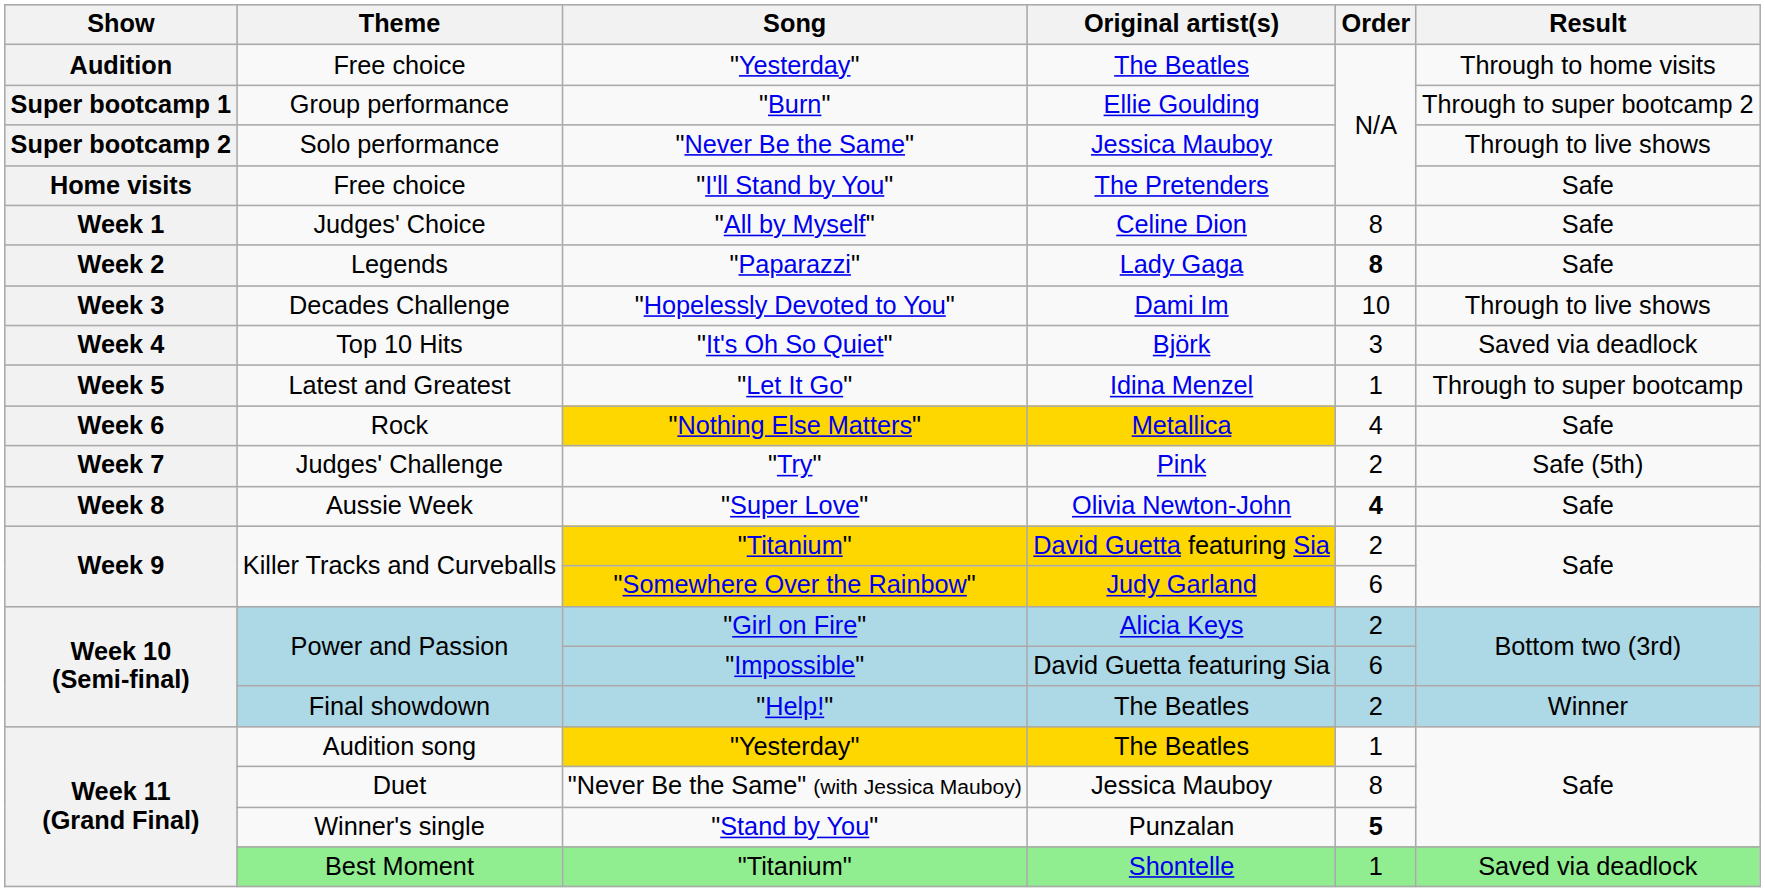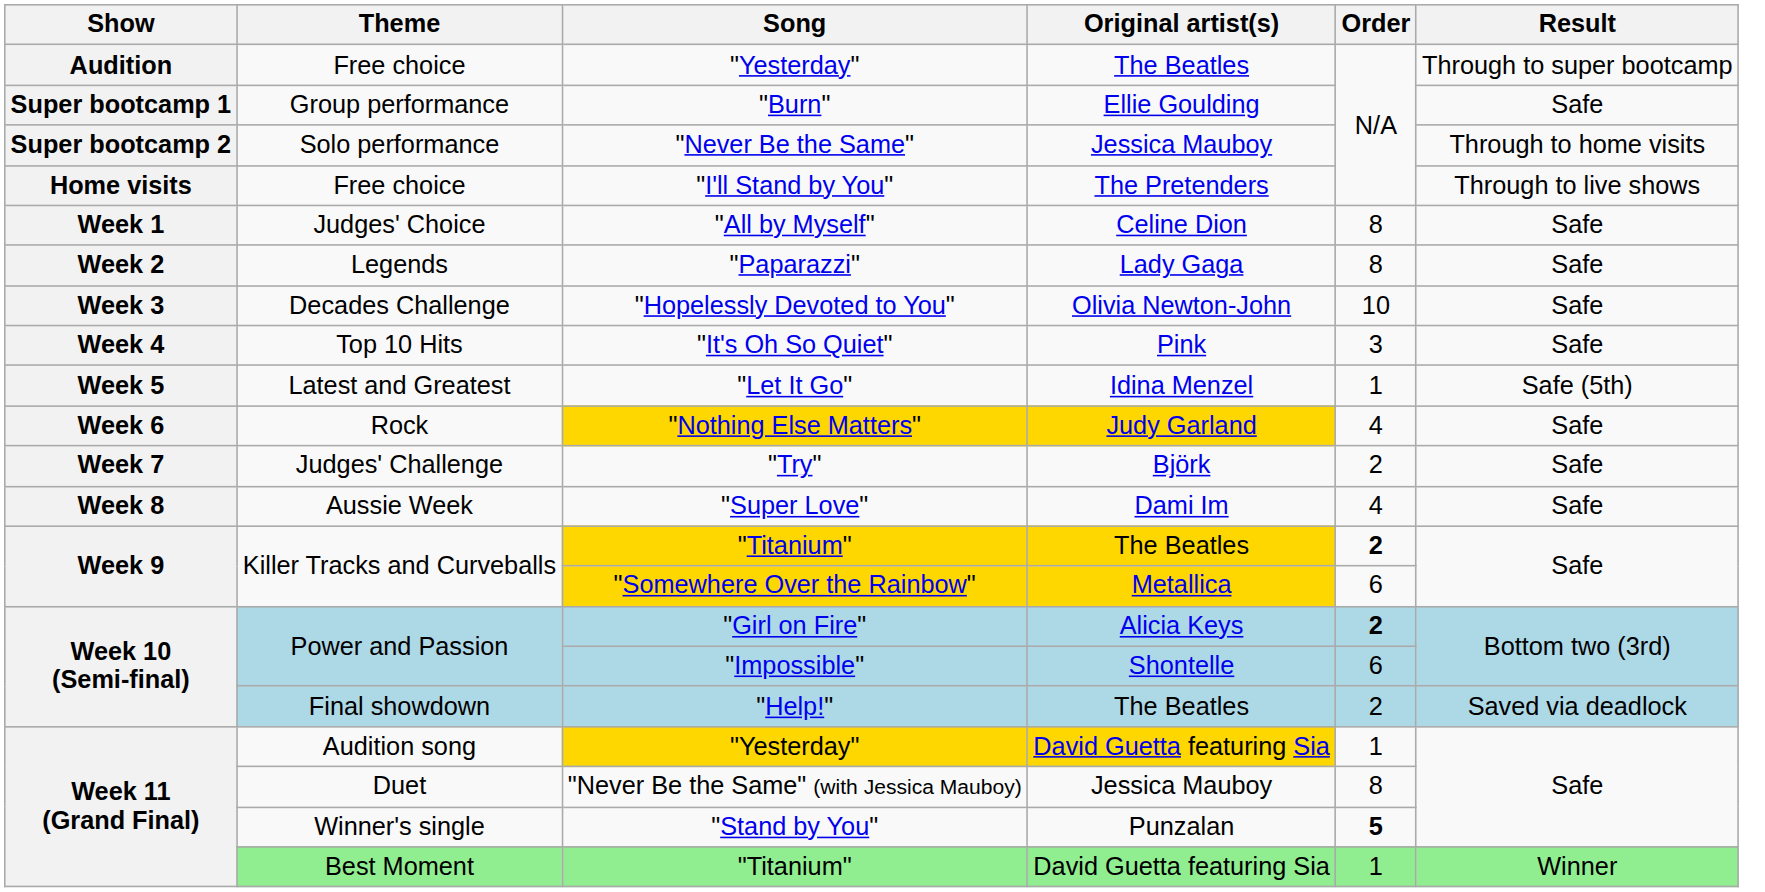(1588, 64) Through to home visits -> (1577, 64) Through to super bootcamp
(1588, 104) Through to super bootcamp 2 -> (1577, 104) Safe
(1588, 144) Through to live shows -> (1577, 144) Through to home visits
(1588, 184) Safe -> (1577, 184) Through to live shows
(1376, 265) bold -> (1376, 265) normal
(1182, 305) Dami Im -> (1182, 305) Olivia Newton-John
(1588, 305) Through to live shows -> (1577, 305) Safe
(1182, 345) Björk -> (1182, 345) Pink
(1588, 345) Saved via deadlock -> (1577, 345) Safe
(1588, 385) Through to super bootcamp -> (1577, 385) Safe (5th)
(1182, 425) Metallica -> (1182, 425) Judy Garland
(1182, 465) Pink -> (1182, 465) Björk
(1588, 465) Safe (5th) -> (1577, 465) Safe
(1182, 505) Olivia Newton-John -> (1182, 505) Dami Im
(1376, 505) bold -> (1376, 505) normal
(1182, 545) David Guetta featuring Sia -> (1182, 545) The Beatles
(1376, 545) normal -> (1376, 545) bold
(1182, 585) Judy Garland -> (1182, 585) Metallica
(1376, 625) normal -> (1376, 625) bold
(1182, 666) David Guetta featuring Sia -> (1182, 666) Shontelle
(1588, 706) Winner -> (1577, 706) Saved via deadlock
(1182, 746) The Beatles -> (1182, 746) David Guetta featuring Sia
(1182, 866) Shontelle -> (1182, 866) David Guetta featuring Sia
(1588, 866) Saved via deadlock -> (1577, 866) Winner
